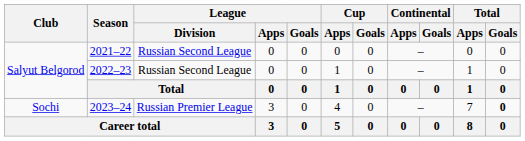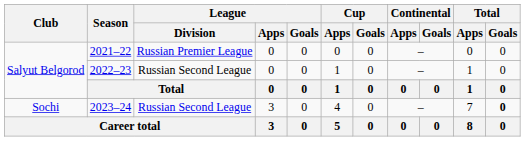(195, 51) Russian Second League -> (195, 51) Russian Premier League
(195, 107) Russian Premier League -> (195, 107) Russian Second League
